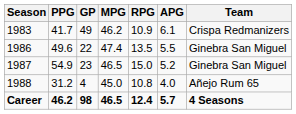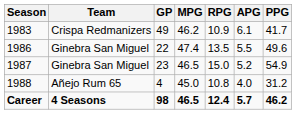columns swapped: (239, 13) <-> (63, 13)
